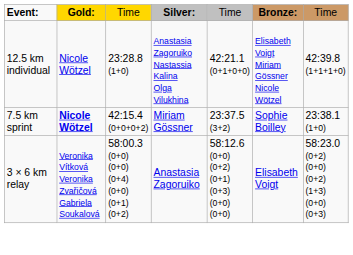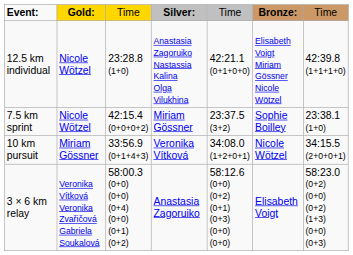(76, 121) bold -> (75, 121) normal
+ row: (22, 149)
